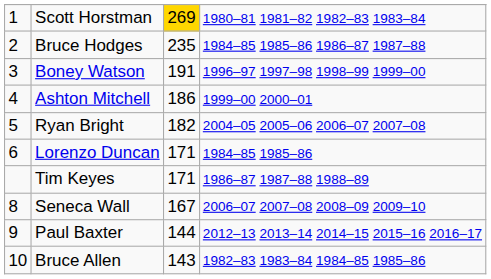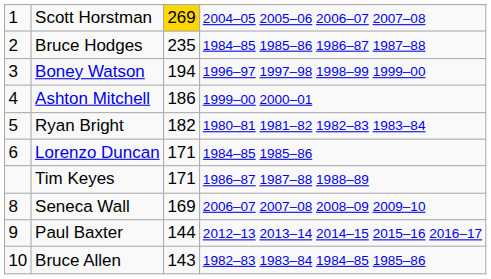(314, 18) 1980–81 1981–82 1982–83 1983–84 -> (314, 18) 2004–05 2005–06 2006–07 2007–08
(182, 71) 191 -> (182, 71) 194
(314, 126) 2004–05 2005–06 2006–07 2007–08 -> (314, 126) 1980–81 1981–82 1982–83 1983–84
(182, 206) 167 -> (182, 206) 169
